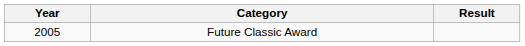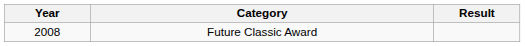(47, 32) 2005 -> (47, 32) 2008
